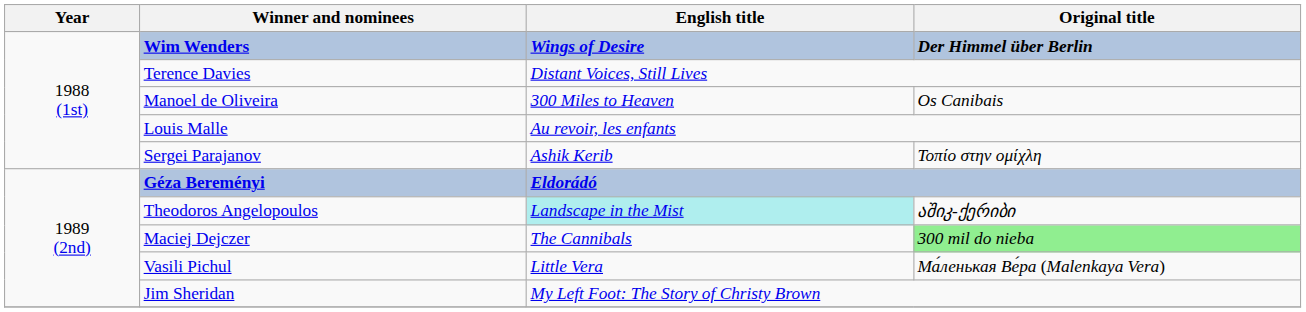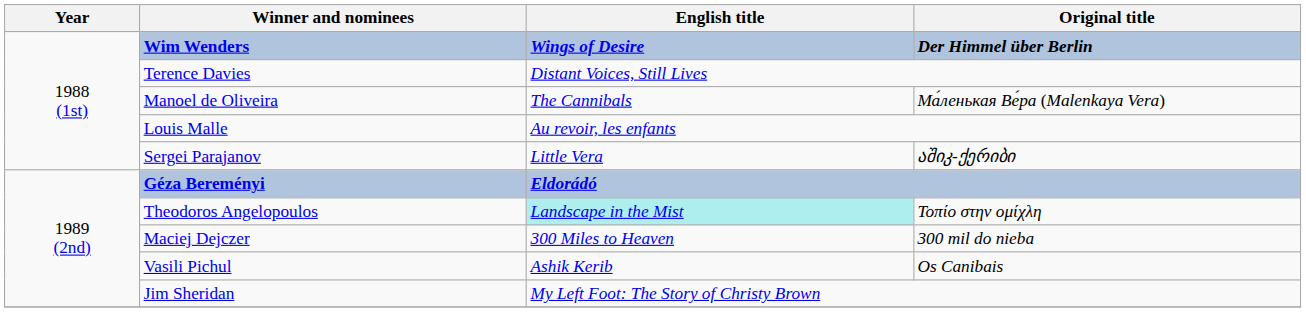(602, 100) 300 Miles to Heaven -> (581, 100) The Cannibals
(960, 100) Os Canibais -> (1041, 100) Ма́ленькая Ве́ра (Malenkaya Vera)
(572, 155) Ashik Kerib -> (567, 155) Little Vera
(979, 155) Τοπίο στην ομίχλη -> (966, 156) აშიკ-ქერიბი
(966, 211) აშიკ-ქერიბი -> (979, 211) Τοπίο στην ομίχλη
(581, 238) The Cannibals -> (602, 238) 300 Miles to Heaven
(976, 238) lightgreen background -> (976, 238) no background
(567, 265) Little Vera -> (572, 265) Ashik Kerib
(1041, 265) Ма́ленькая Ве́ра (Malenkaya Vera) -> (960, 265) Os Canibais
